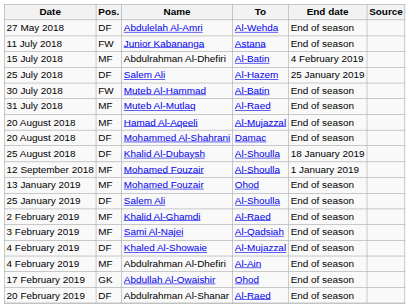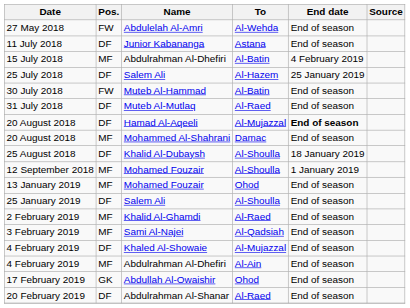(105, 28) DF -> (106, 28) FW
(106, 43) FW -> (105, 43) DF
(105, 106) MF -> (105, 106) DF
(105, 122) MF -> (105, 122) DF
(322, 122) normal -> (325, 122) bold
(105, 138) DF -> (105, 138) MF
